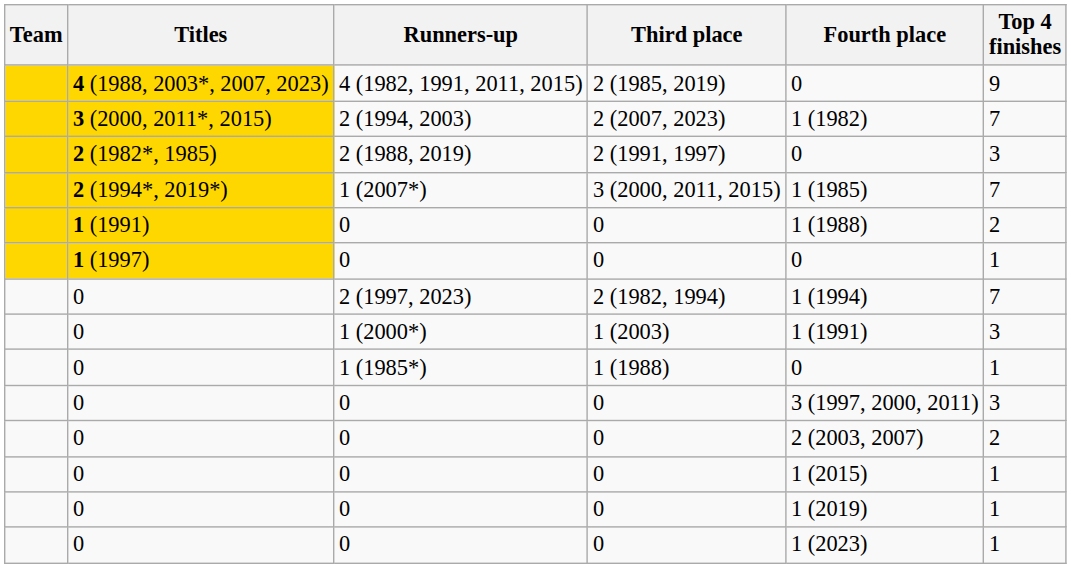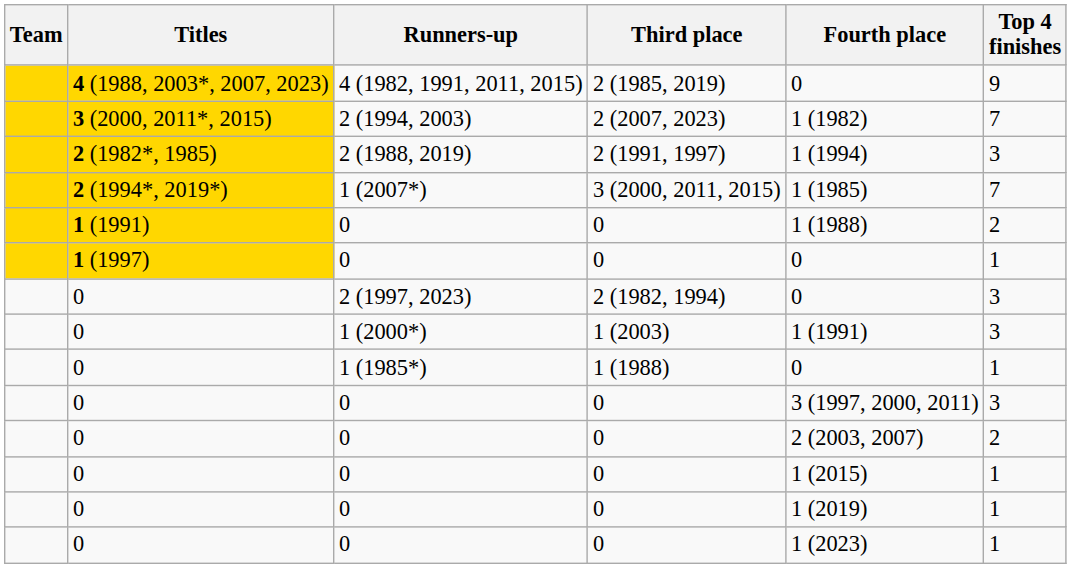(797, 154) 0 -> (829, 154) 1 (1994)
(829, 296) 1 (1994) -> (797, 296) 0
(995, 296) 7 -> (995, 296) 3
